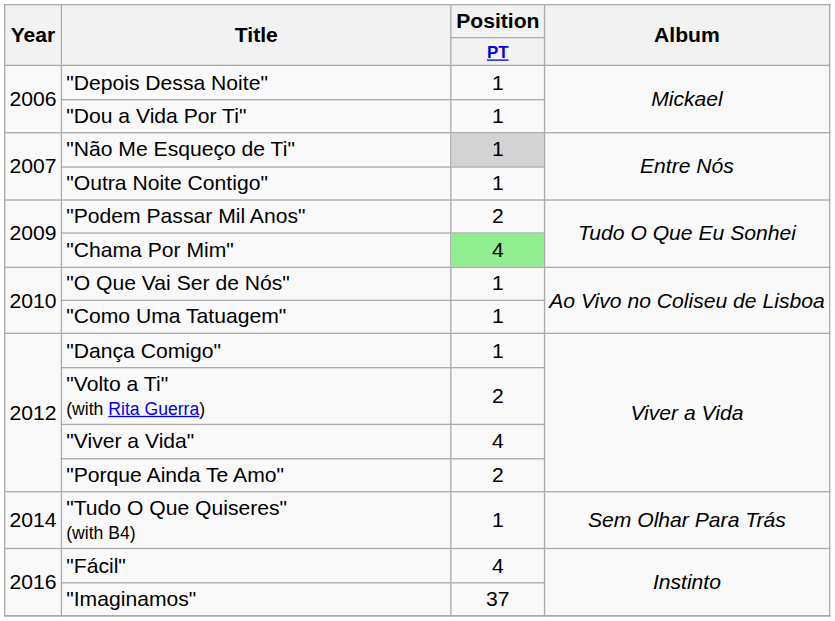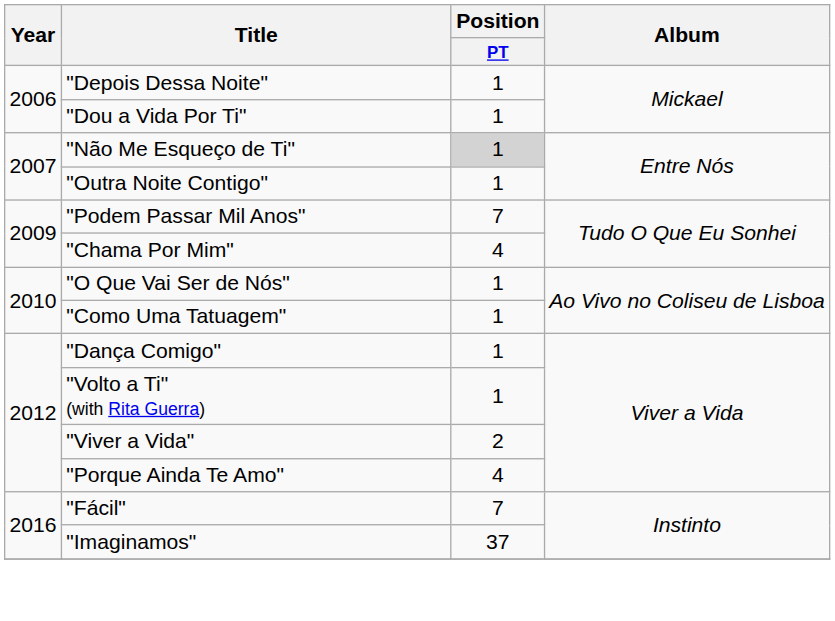(498, 216) 2 -> (498, 216) 7
(498, 250) lightgreen background -> (498, 250) no background
(498, 395) 2 -> (498, 395) 1
(498, 441) 4 -> (498, 441) 2
(498, 474) 2 -> (498, 474) 4
- row: (177, 520)
(498, 565) 4 -> (498, 508) 7
